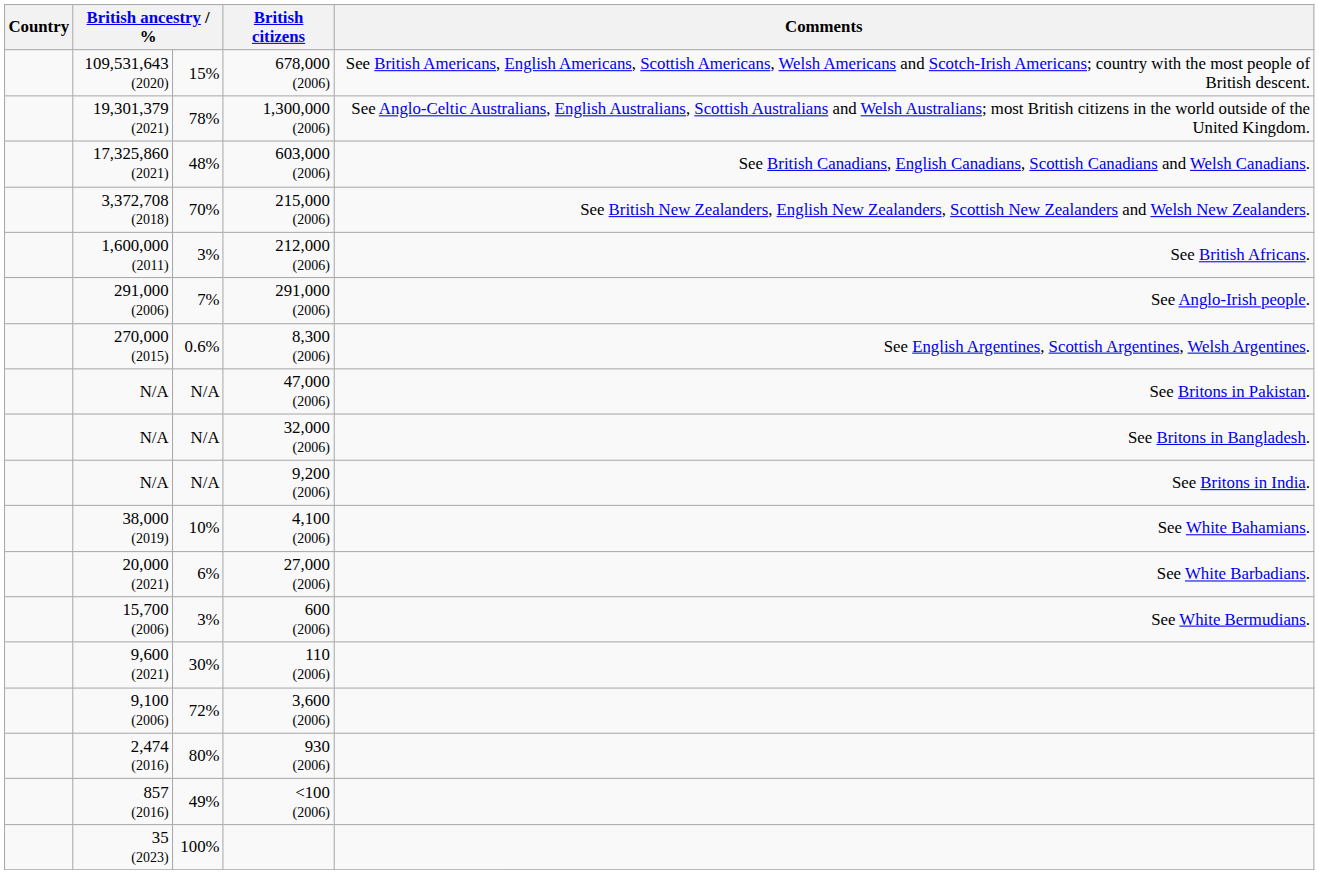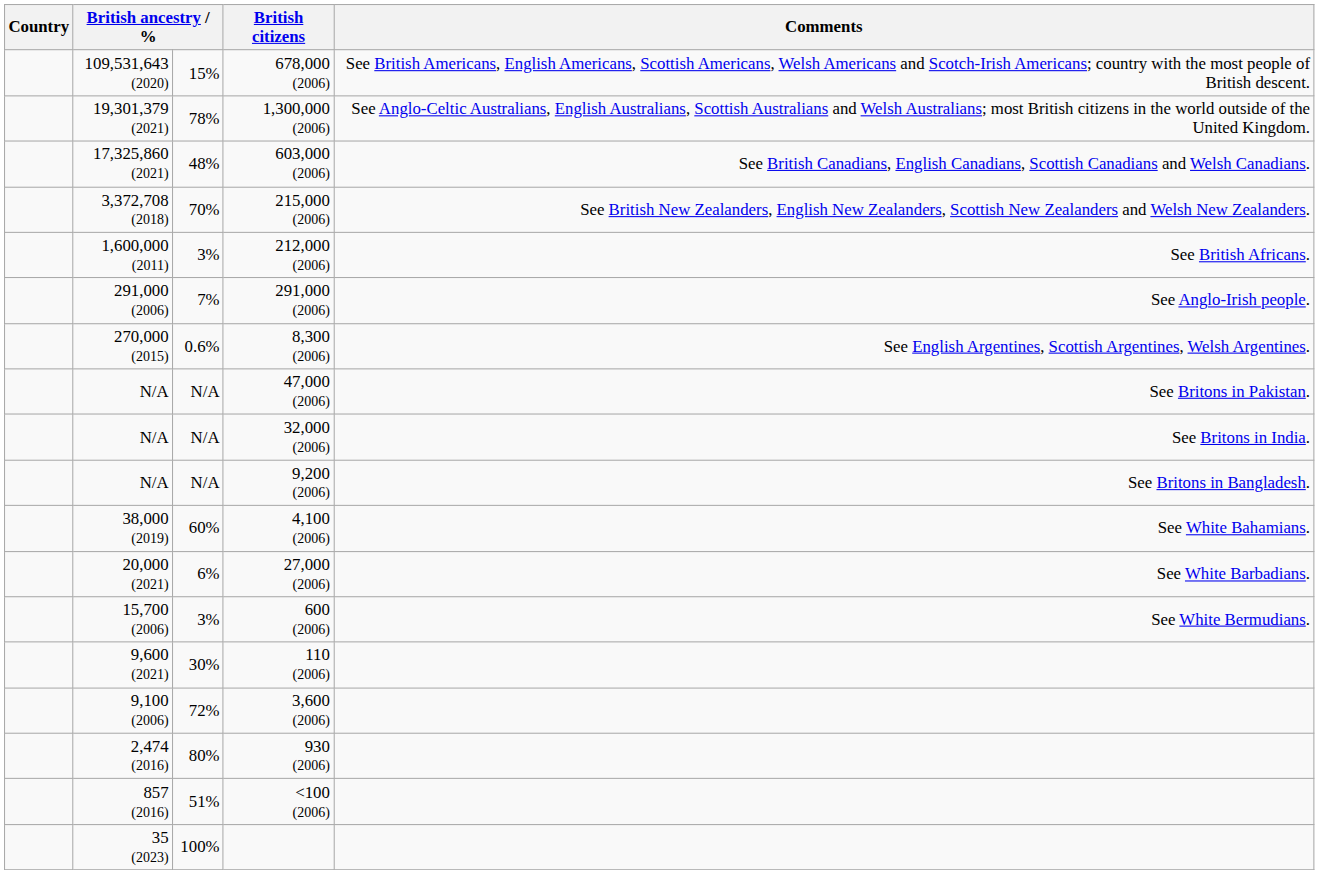(1219, 437) See Britons in Bangladesh. -> (1241, 437) See Britons in India.
(1241, 482) See Britons in India. -> (1219, 482) See Britons in Bangladesh.
(204, 528) 10% -> (204, 528) 60%
(204, 801) 49% -> (204, 801) 51%
